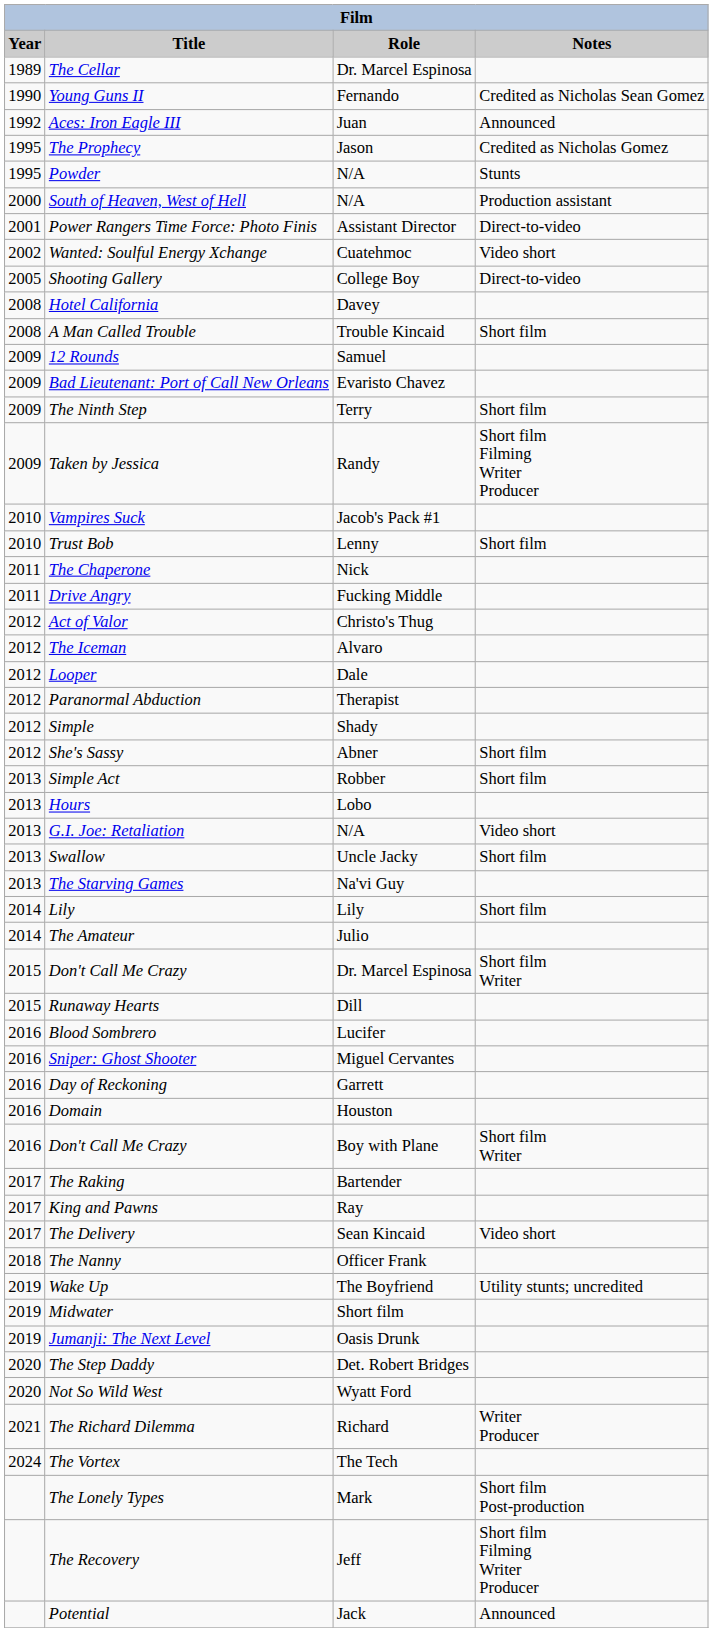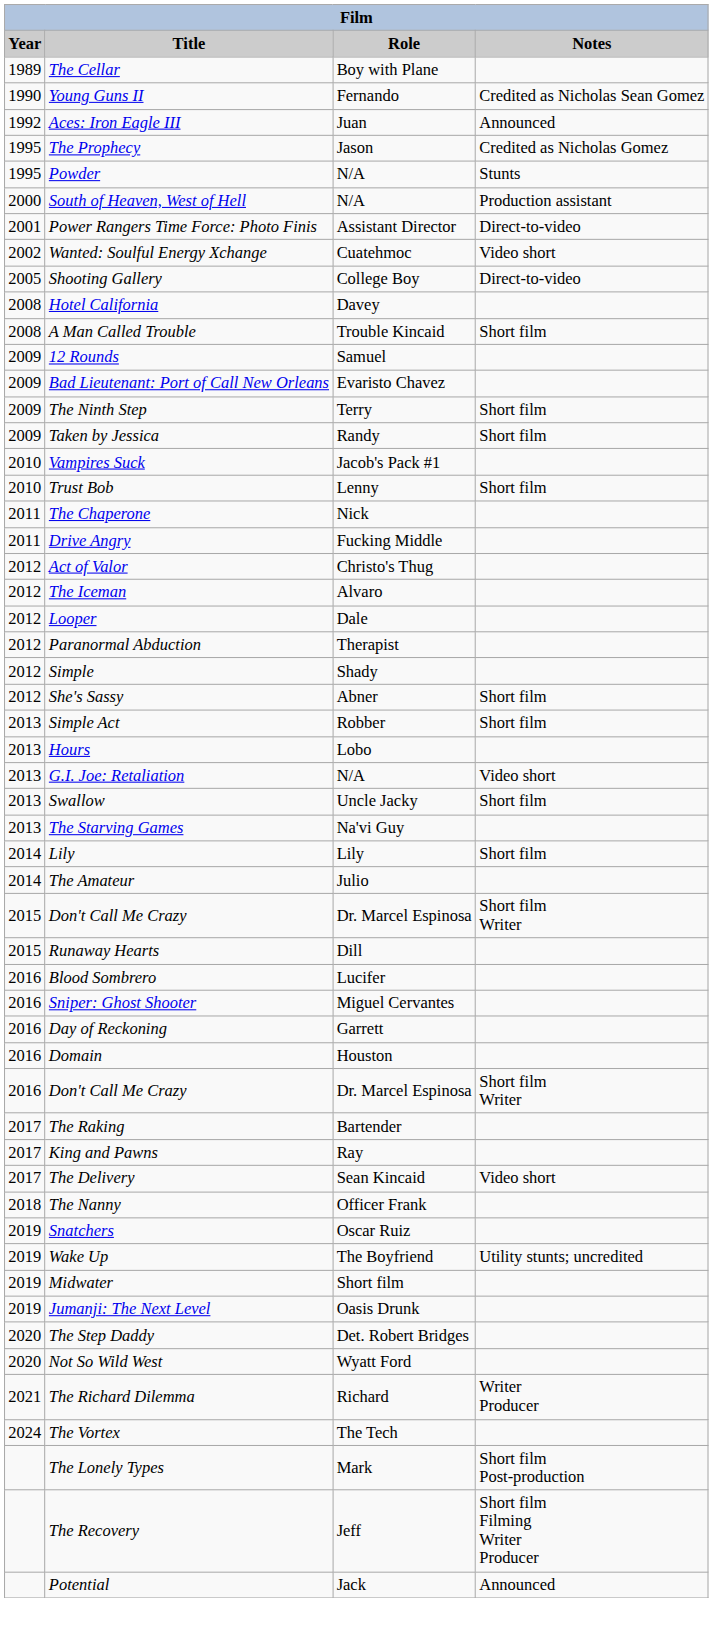(404, 69) Dr. Marcel Espinosa -> (387, 69) Boy with Plane
(513, 463) Short film Filming Writer Producer -> (513, 435) Short film
(387, 1146) Boy with Plane -> (404, 1090) Dr. Marcel Espinosa
+ row: (25, 1230)
